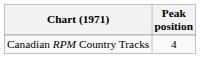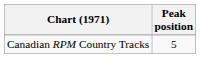(174, 44) 4 -> (174, 44) 5
